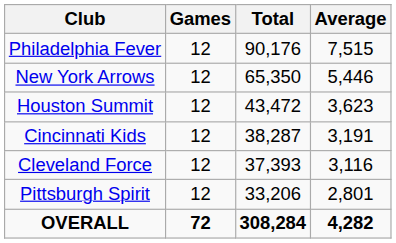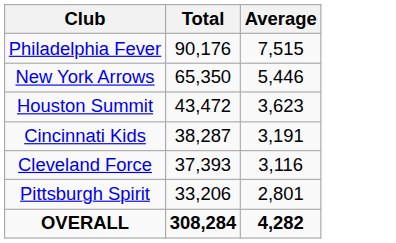- column: (200, 19)
